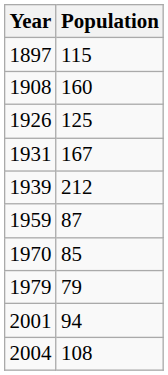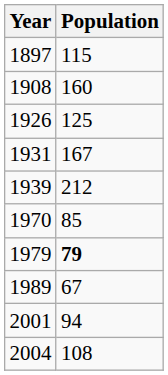- row: (30, 220)
(72, 287) normal -> (72, 253) bold
+ row: (30, 287)
